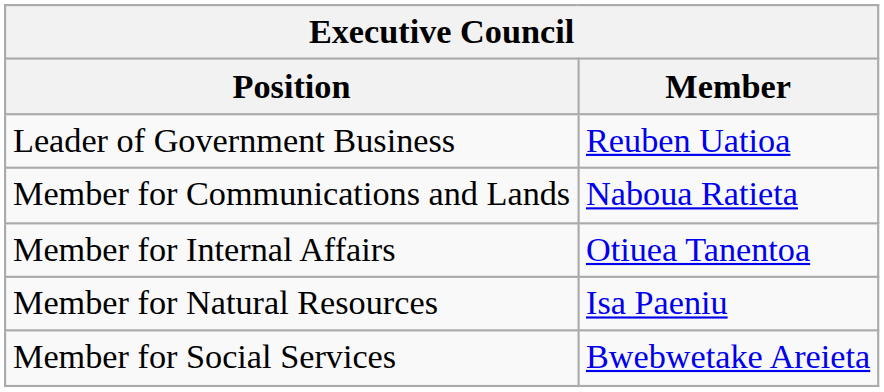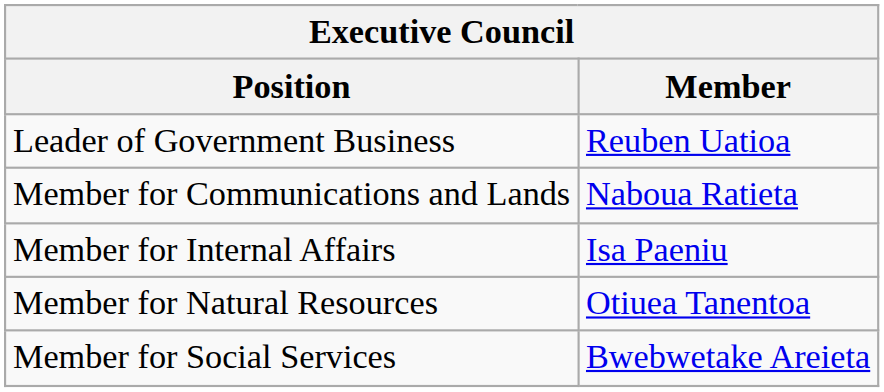(698, 248) Otiuea Tanentoa -> (657, 248) Isa Paeniu
(657, 303) Isa Paeniu -> (698, 303) Otiuea Tanentoa
